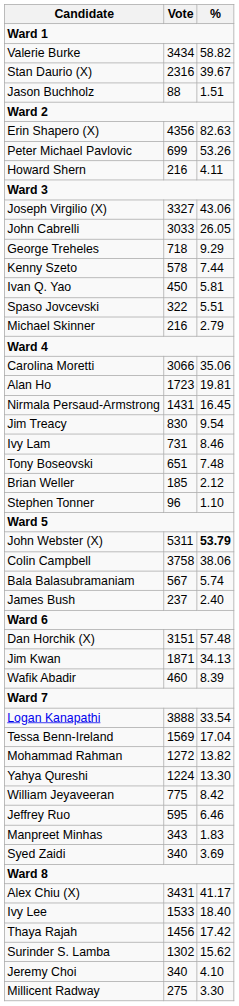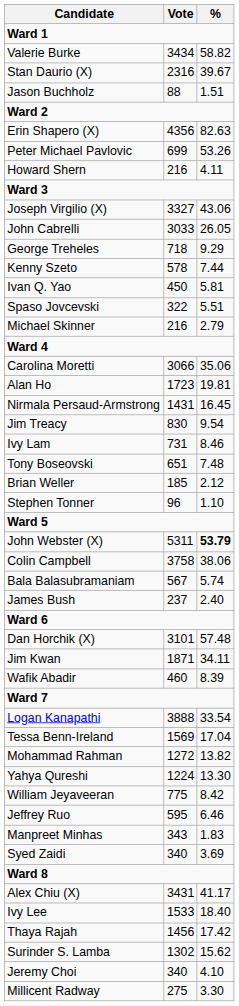(181, 639) 3151 -> (181, 639) 3101
(215, 659) 34.13 -> (215, 659) 34.11
